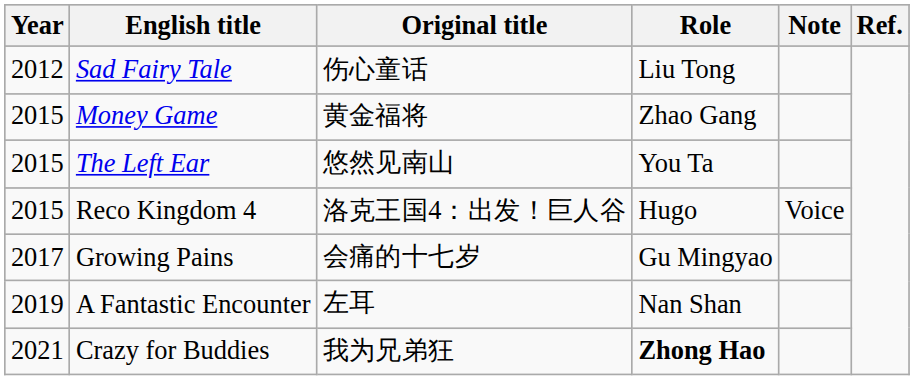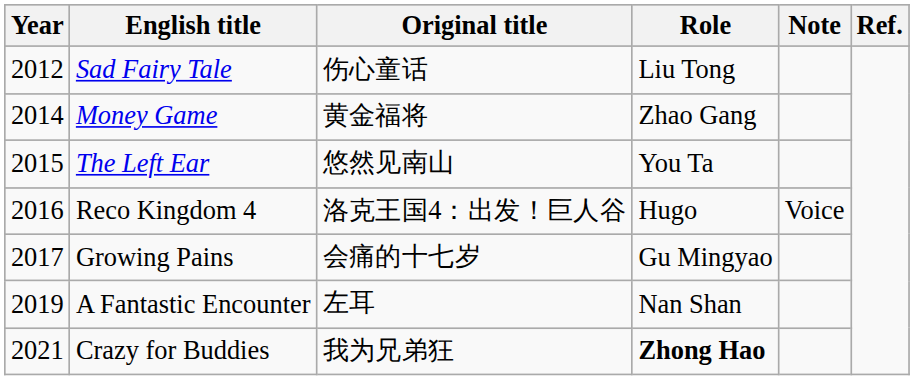(37, 116) 2015 -> (37, 116) 2014
(37, 210) 2015 -> (37, 210) 2016
